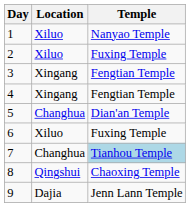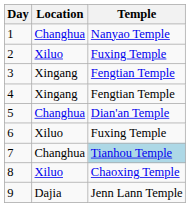(49, 34) Xiluo -> (60, 34) Changhua
(57, 172) Qingshui -> (49, 172) Xiluo
